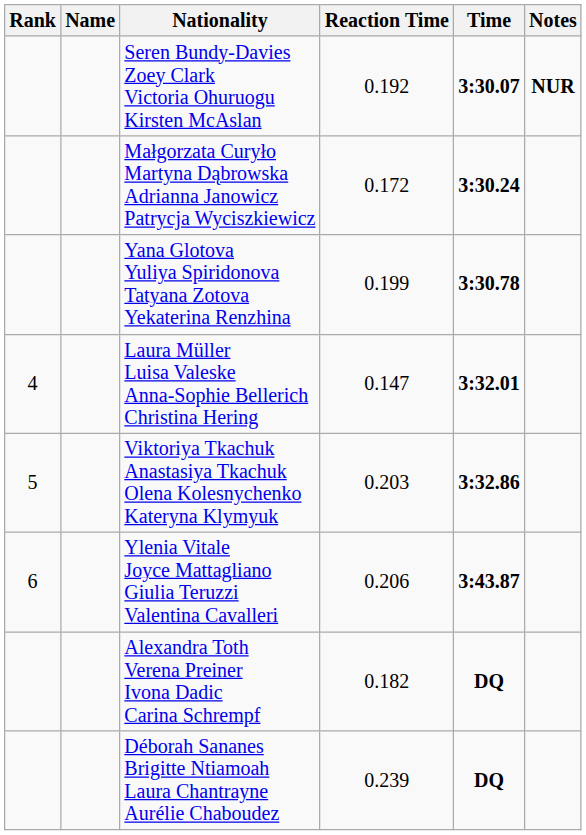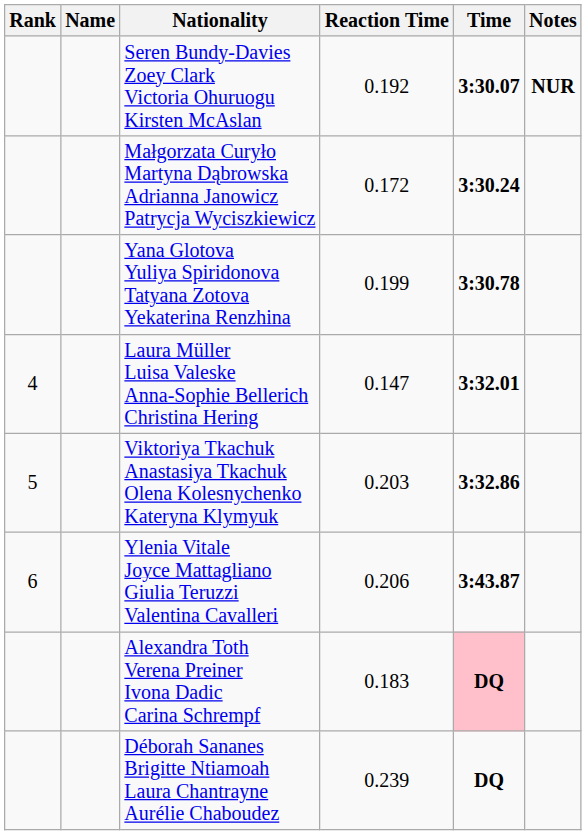(387, 681) 0.182 -> (387, 681) 0.183
(489, 681) no background -> (489, 681) pink background
